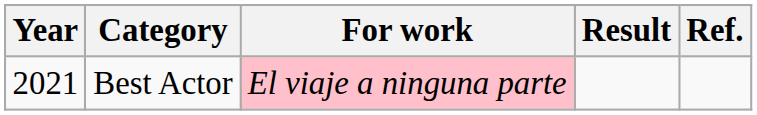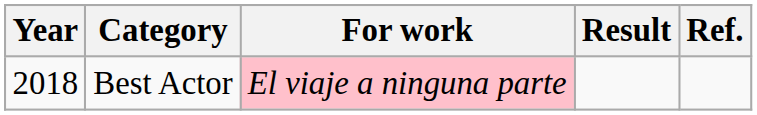(45, 82) 2021 -> (45, 82) 2018
